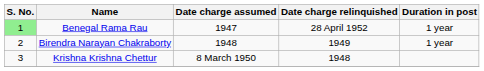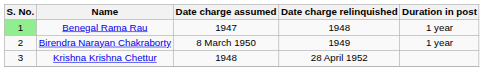(339, 27) 28 April 1952 -> (339, 27) 1948
(226, 43) 1948 -> (226, 43) 8 March 1950
(226, 58) 8 March 1950 -> (226, 58) 1948
(339, 58) 1948 -> (339, 58) 28 April 1952
